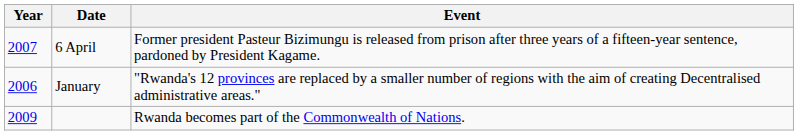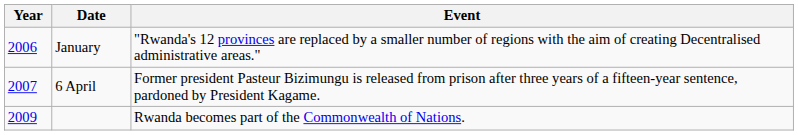rows swapped: (78, 86) <-> (76, 47)
